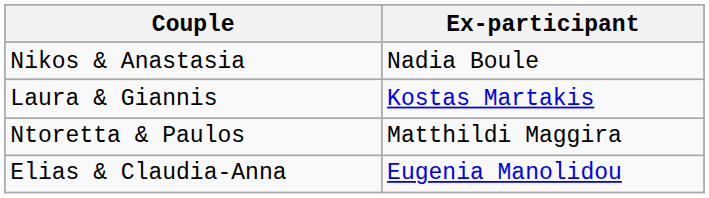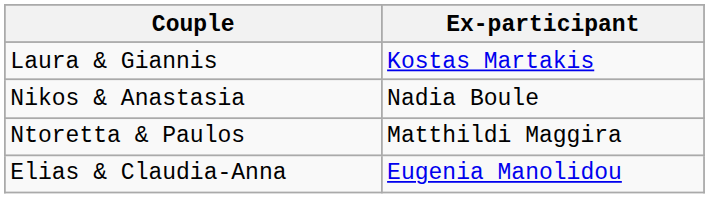rows swapped: (128, 61) <-> (114, 99)
